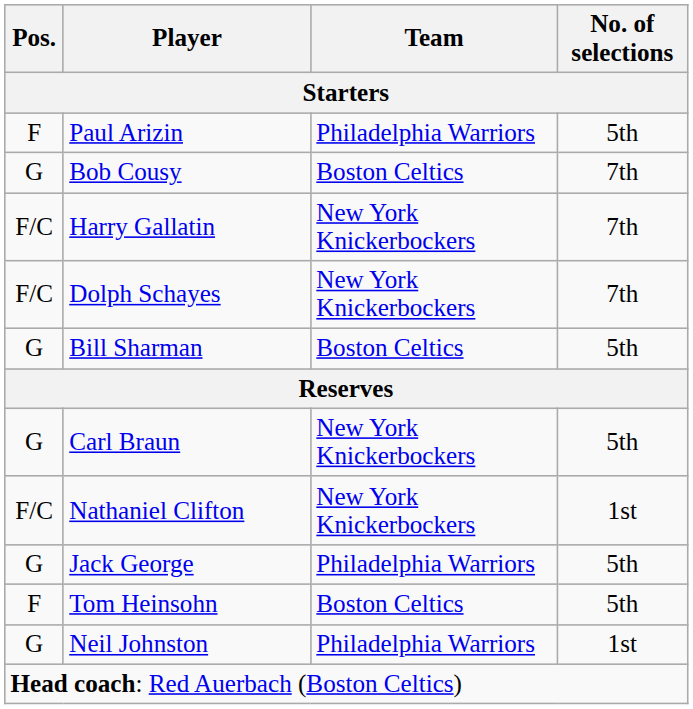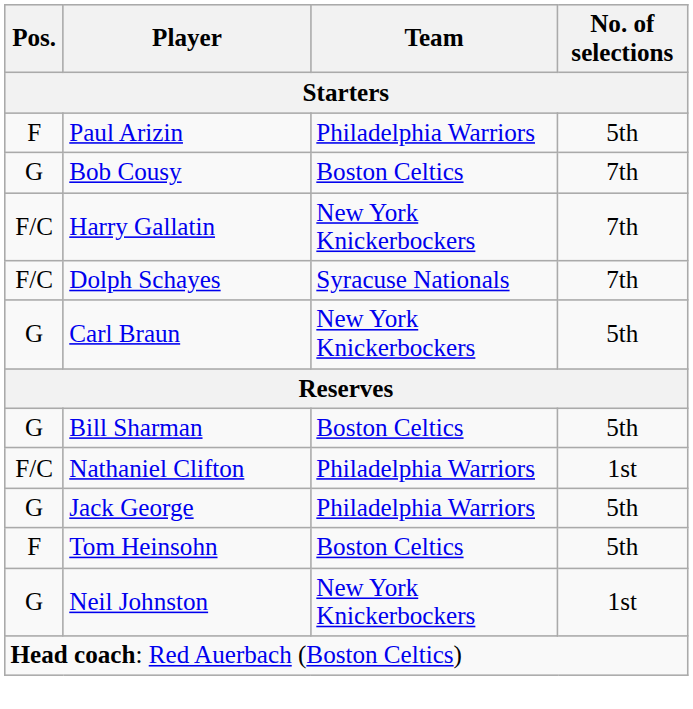(396, 294) New York Knickerbockers -> (413, 280) Syracuse Nationals
rows swapped: (136, 348) <-> (125, 442)
(396, 510) New York Knickerbockers -> (426, 467) Philadelphia Warriors
(426, 643) Philadelphia Warriors -> (396, 601) New York Knickerbockers
